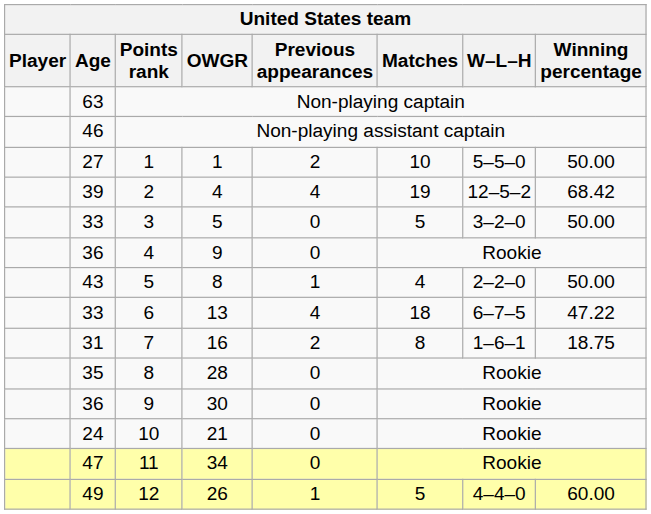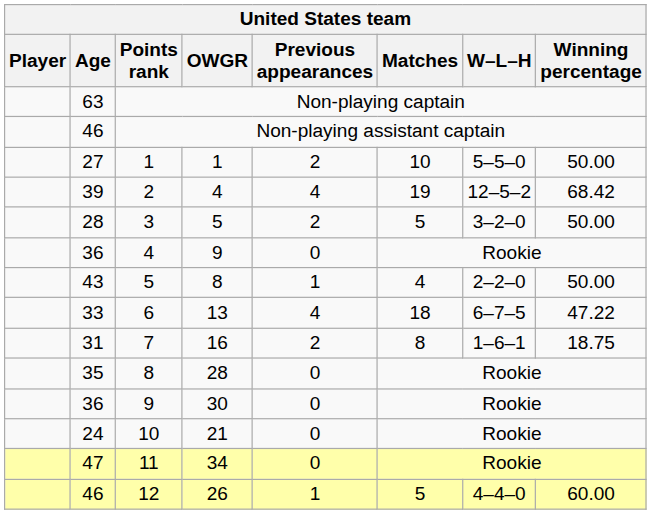(93, 222) 33 -> (93, 222) 28
(315, 222) 0 -> (315, 222) 2
(93, 493) 49 -> (93, 493) 46
